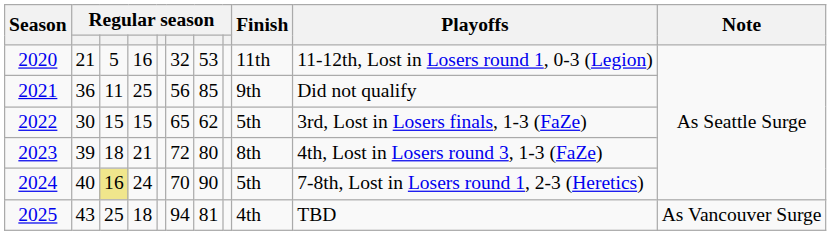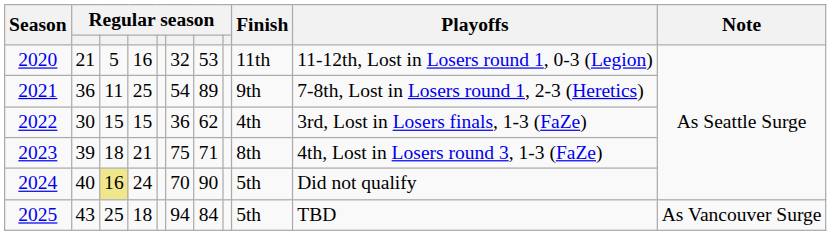(180, 90) 56 -> (180, 90) 54
(208, 90) 85 -> (208, 90) 89
(357, 90) Did not qualify -> (470, 90) 7-8th, Lost in Losers round 1, 2-3 (Heretics)
(180, 121) 65 -> (180, 121) 36
(249, 121) 5th -> (249, 121) 4th
(180, 152) 72 -> (180, 152) 75
(208, 152) 80 -> (208, 152) 71
(470, 183) 7-8th, Lost in Losers round 1, 2-3 (Heretics) -> (357, 183) Did not qualify
(208, 214) 81 -> (208, 214) 84
(249, 214) 4th -> (249, 214) 5th
